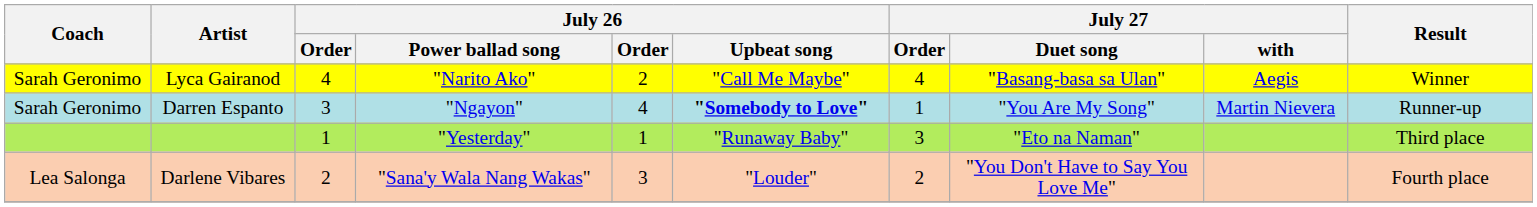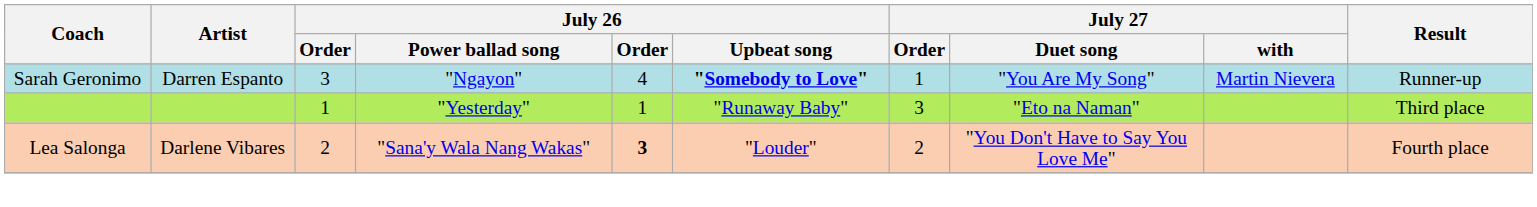- row: (223, 78)
(643, 177) normal -> (642, 148) bold
